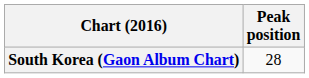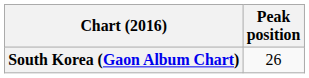(273, 60) 28 -> (273, 60) 26
